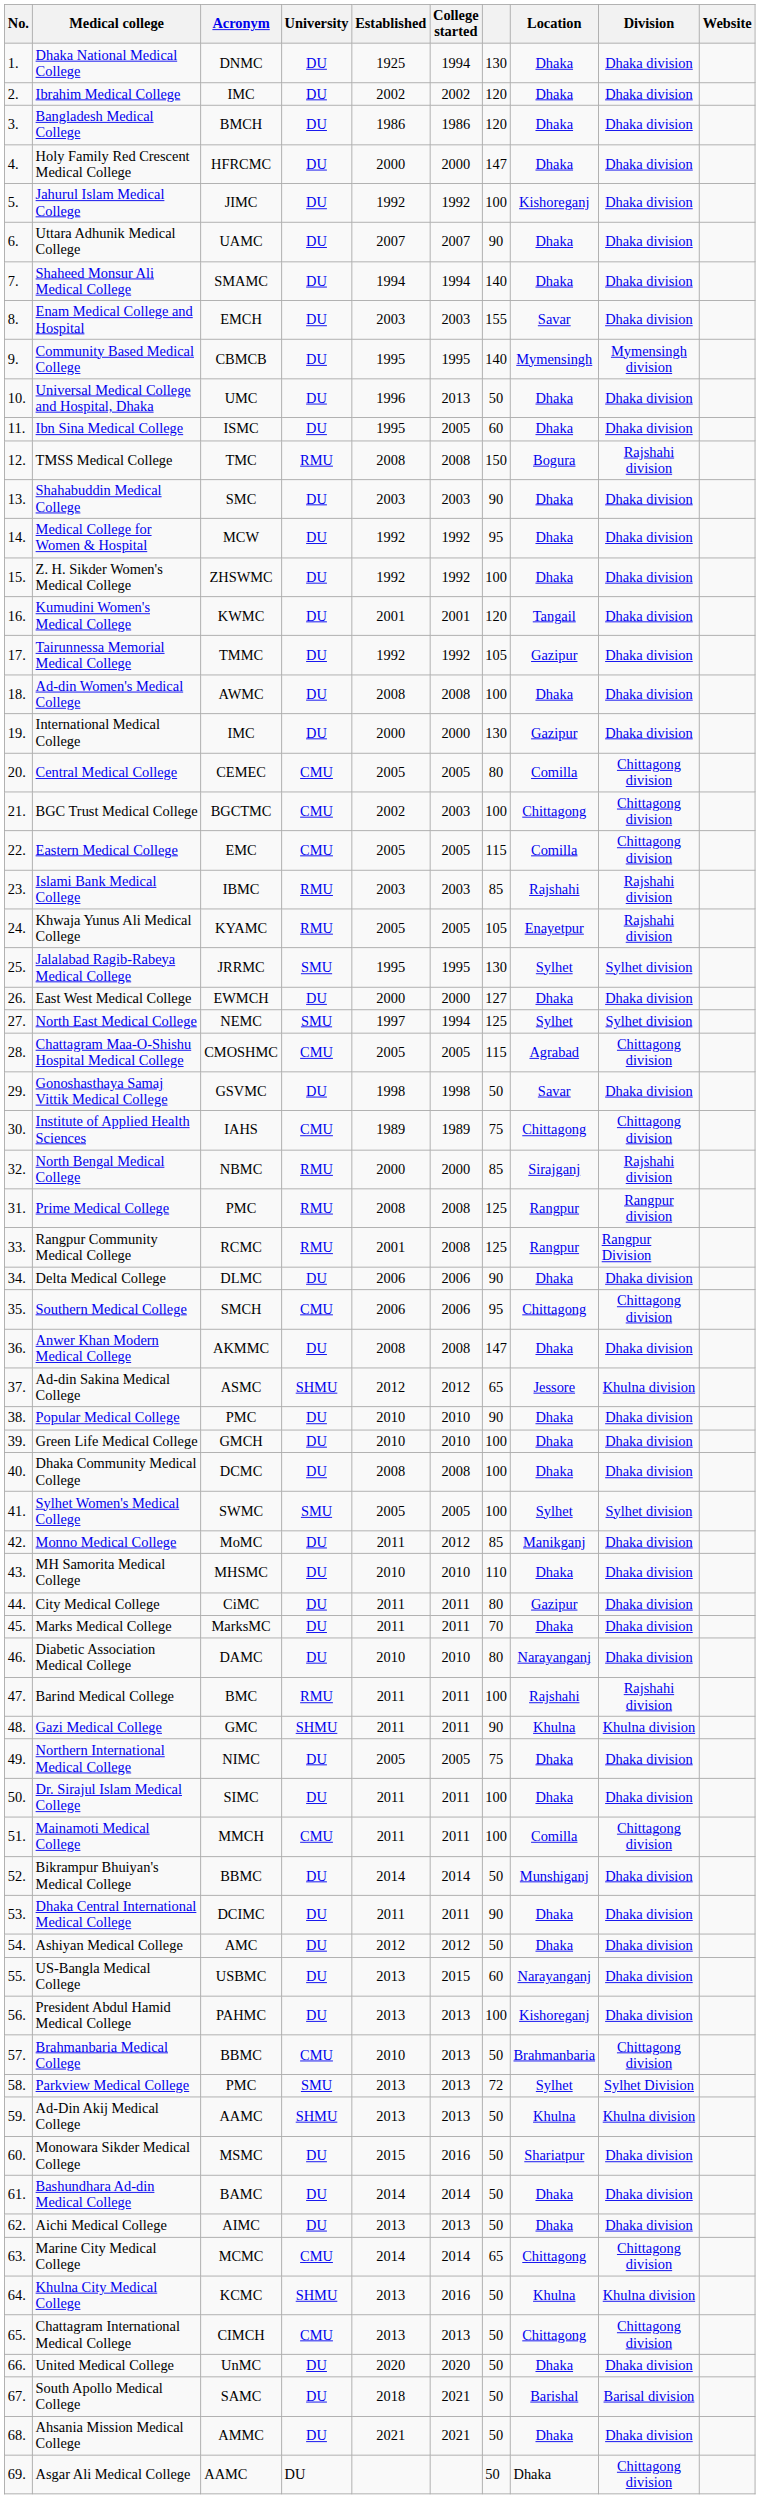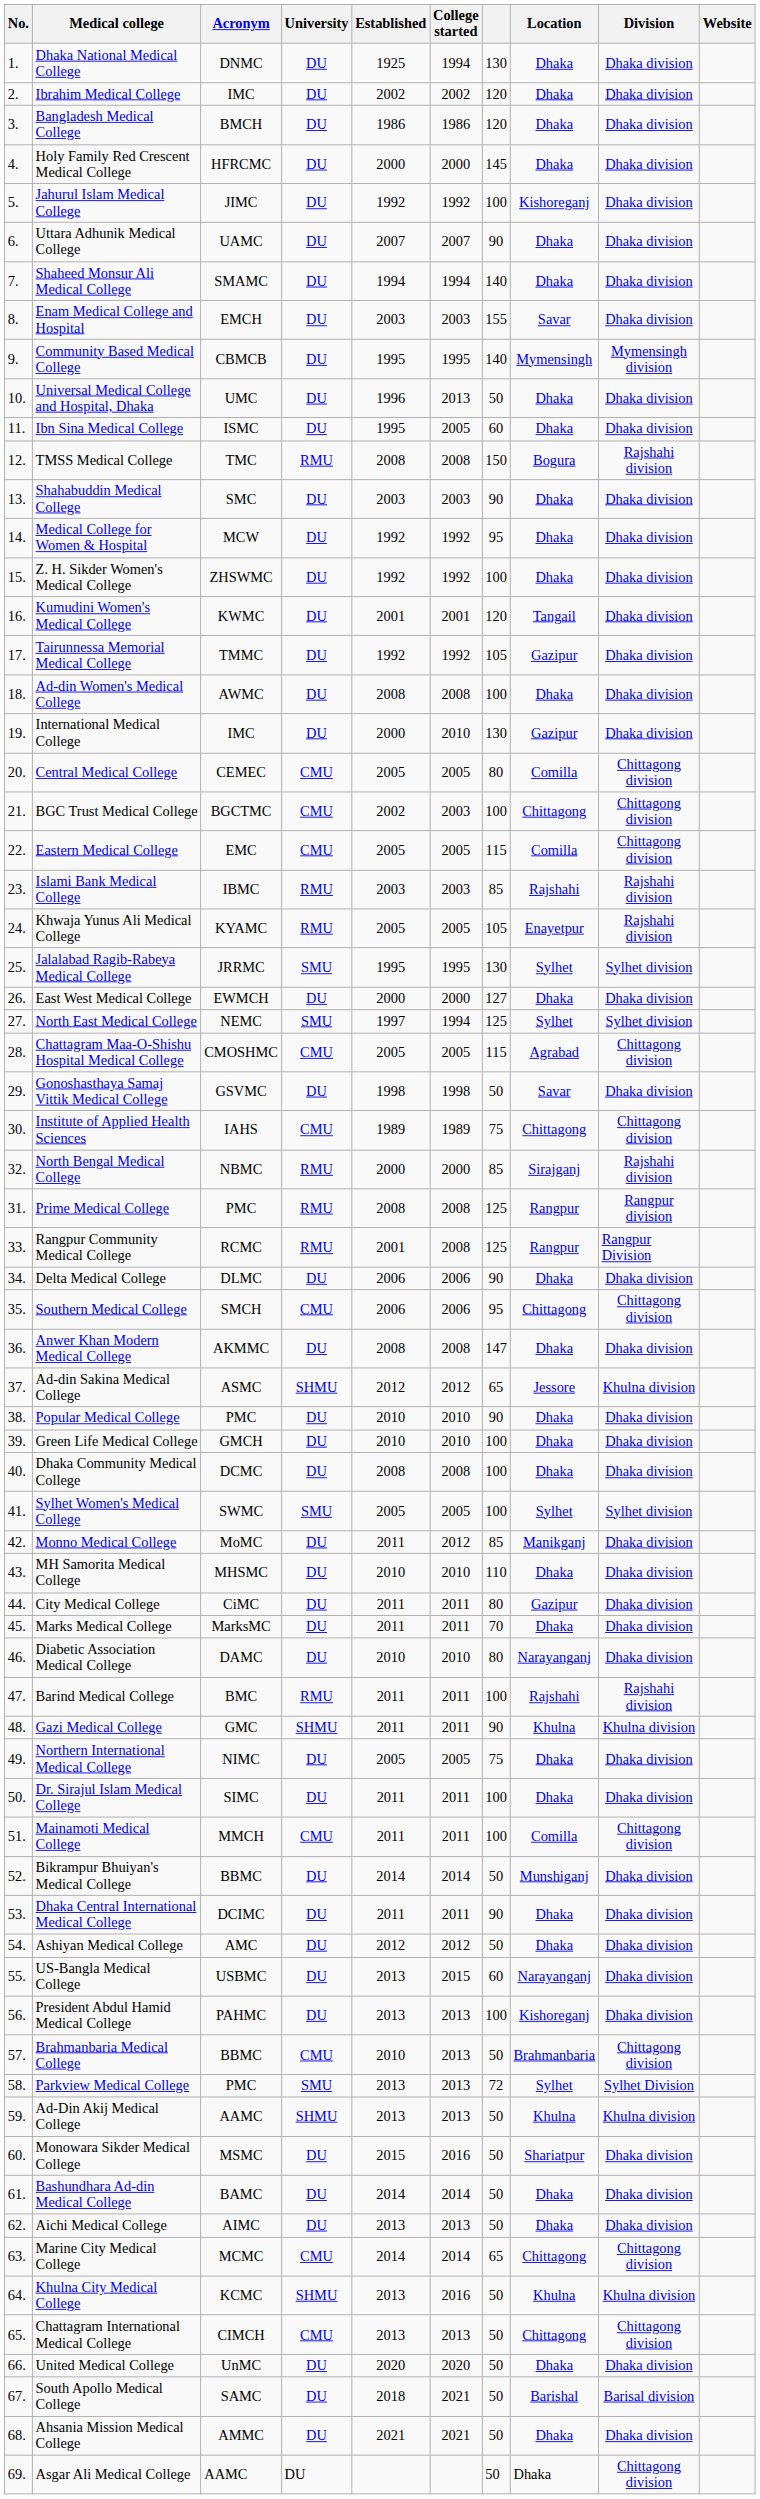(496, 163) 147 -> (496, 163) 145
(456, 733) 2000 -> (456, 733) 2010
